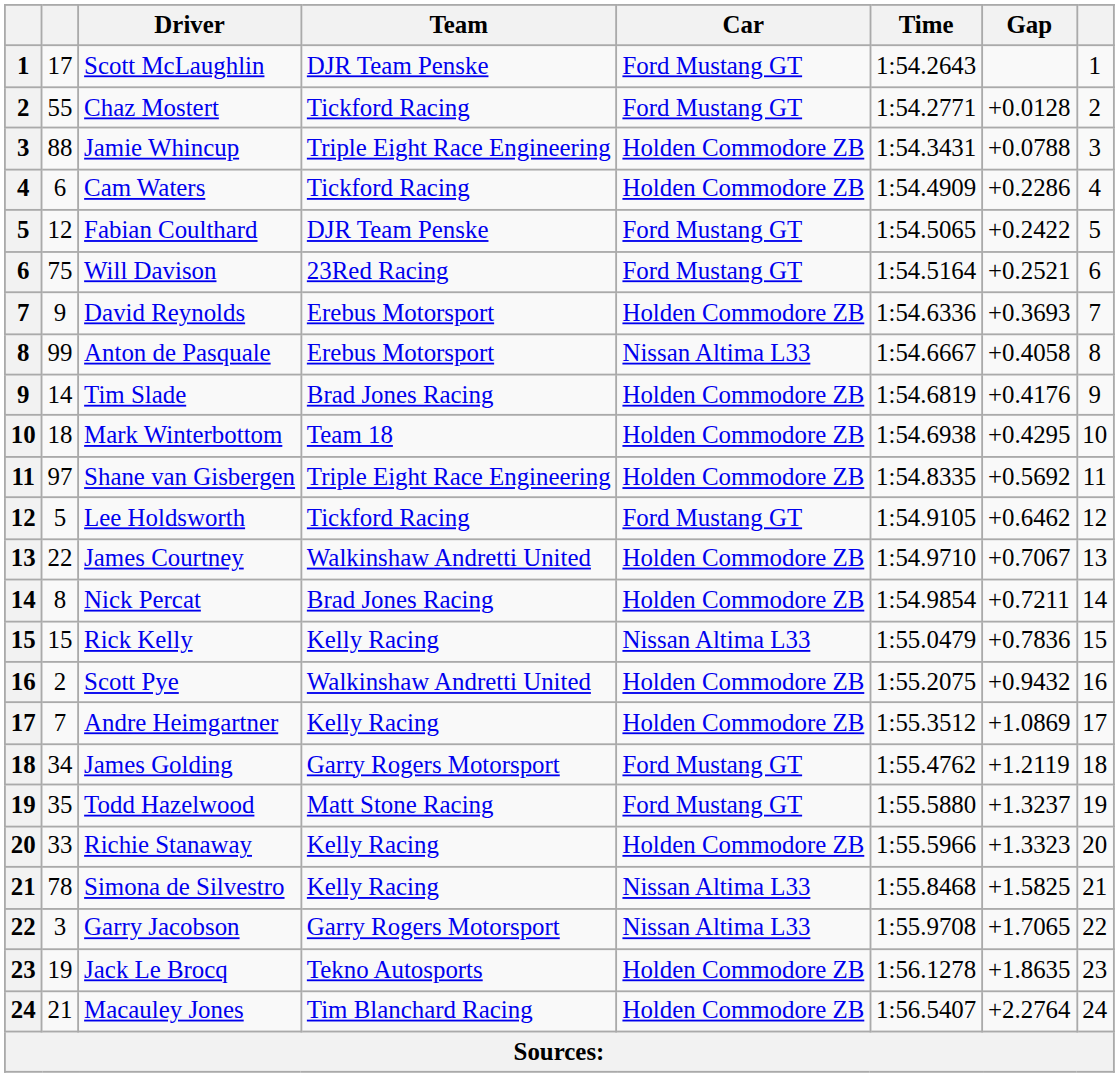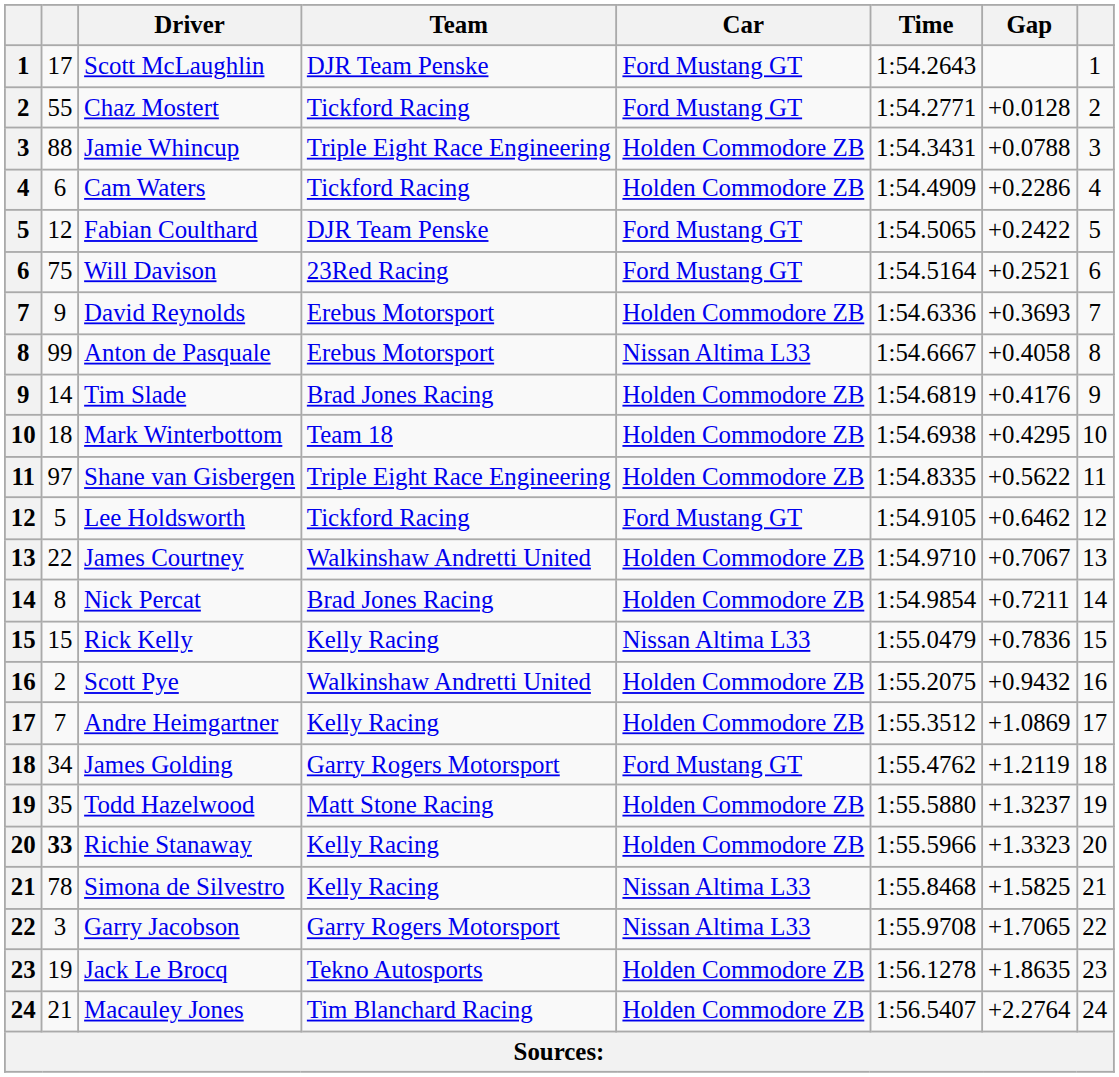(1029, 476) +0.5692 -> (1029, 476) +0.5622
(712, 804) Ford Mustang GT -> (743, 804) Holden Commodore ZB
(60, 845) normal -> (60, 845) bold
